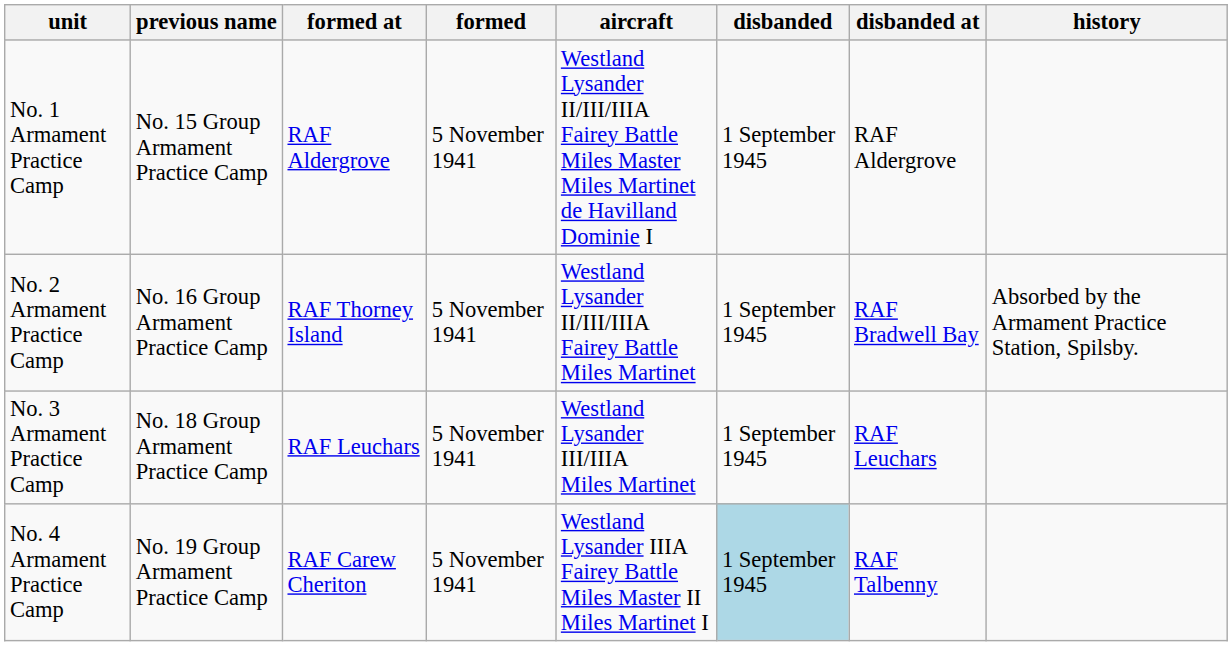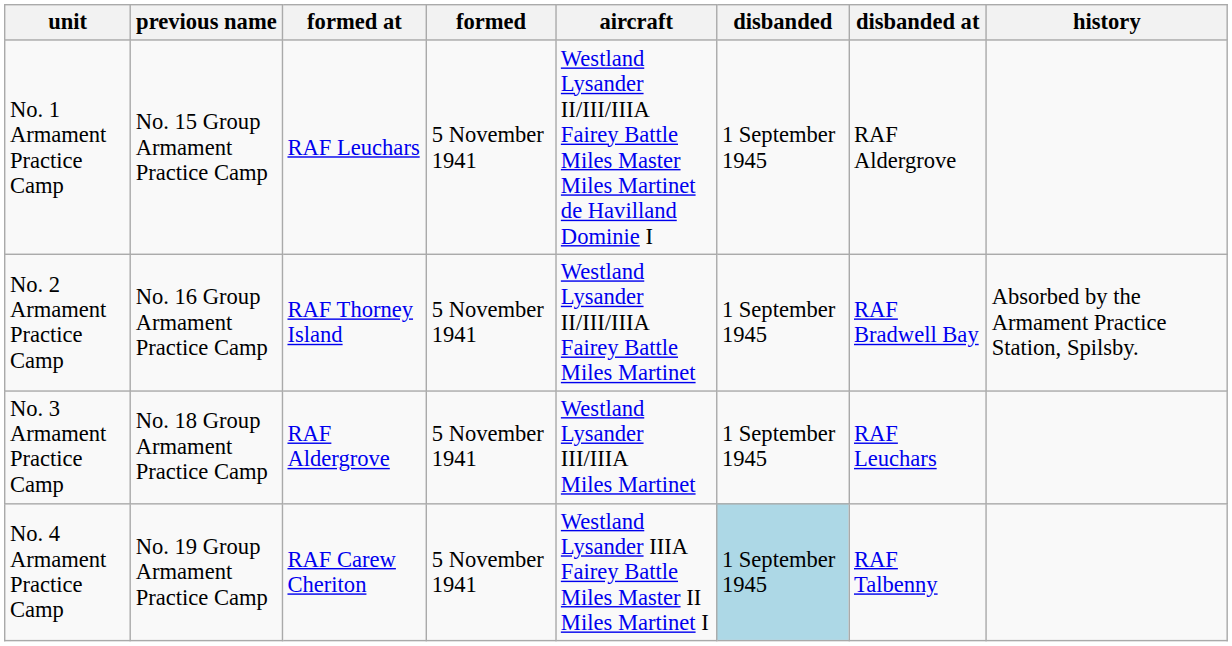(339, 146) RAF Aldergrove -> (354, 146) RAF Leuchars
(354, 446) RAF Leuchars -> (339, 446) RAF Aldergrove
